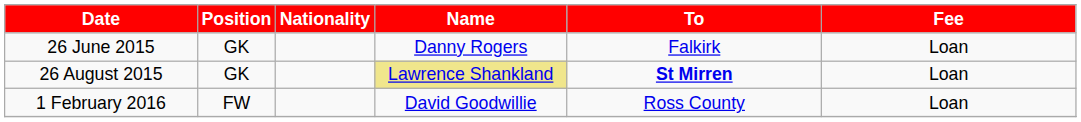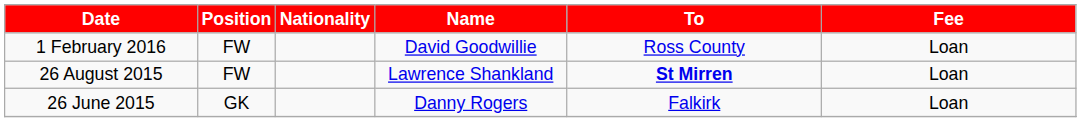rows swapped: (101, 47) <-> (101, 103)
(236, 75) GK -> (236, 75) FW
(471, 75) khaki background -> (471, 75) no background
